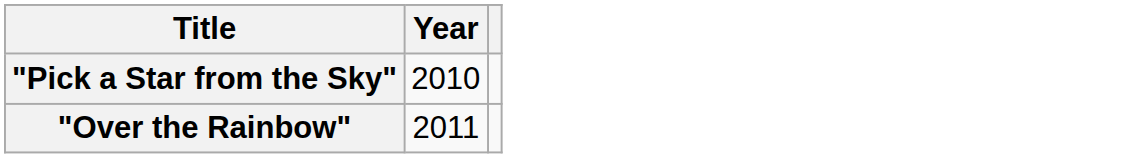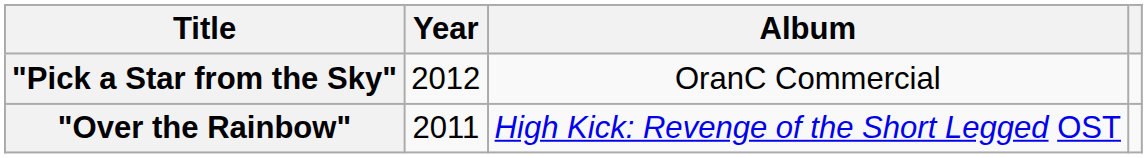+ column: (808, 29)
(446, 78) 2010 -> (446, 78) 2012
